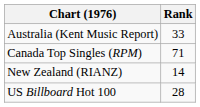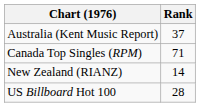(178, 33) 33 -> (178, 33) 37
